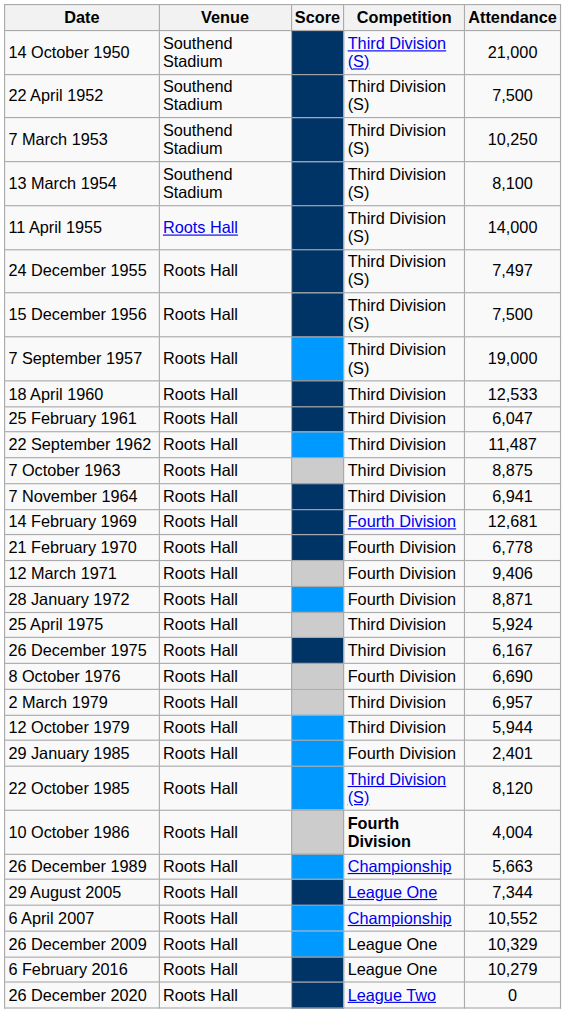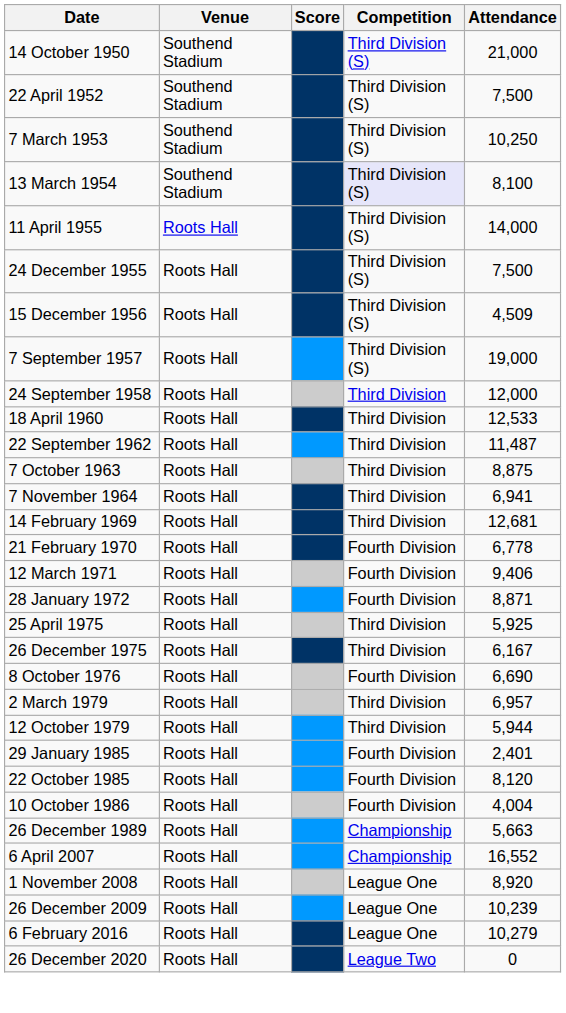(397, 184) no background -> (397, 184) lavender background
(513, 271) 7,497 -> (513, 271) 7,500
(513, 315) 7,500 -> (513, 315) 4,509
+ row: (80, 394)
- row: (73, 420)
(402, 522) Fourth Division -> (397, 522) Third Division
(513, 625) 5,924 -> (513, 625) 5,925
(397, 788) Third Division (S) -> (402, 779) Fourth Division
(379, 832) bold -> (402, 805) normal
- row: (65, 893)
(513, 918) 10,552 -> (513, 857) 16,552
+ row: (73, 882)
(513, 944) 10,329 -> (513, 908) 10,239
